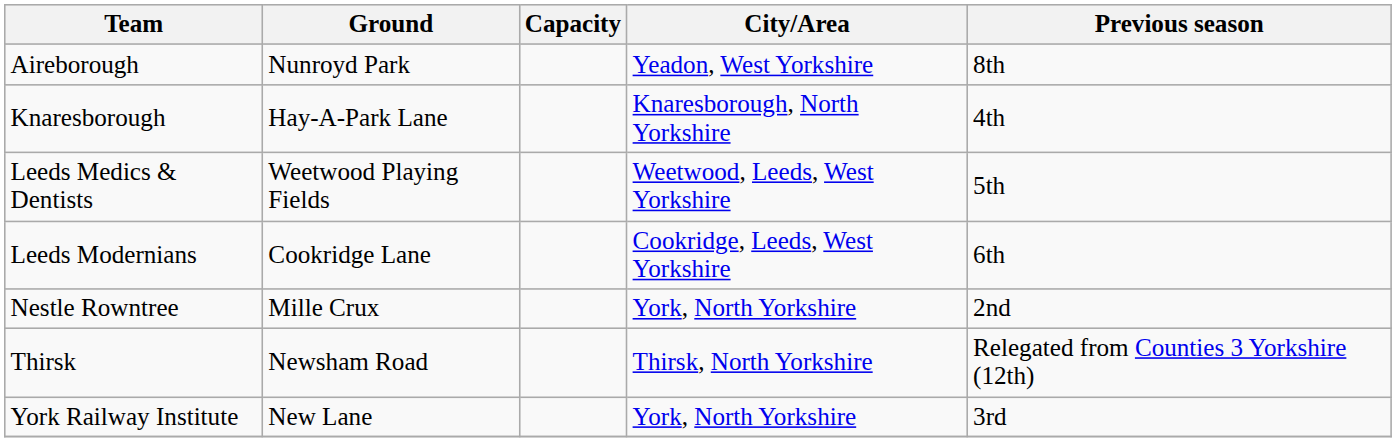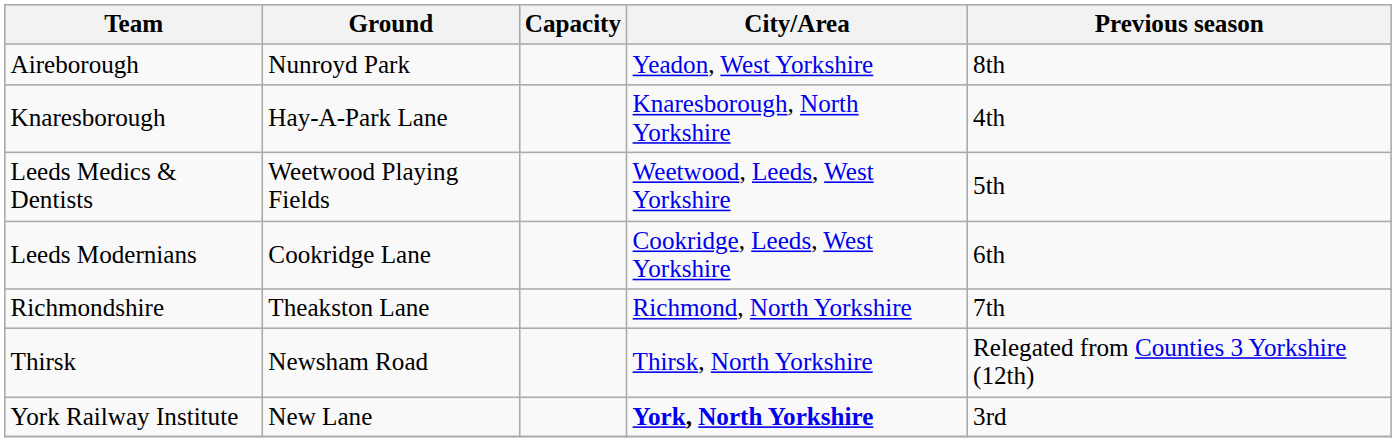- row: (95, 308)
+ row: (87, 308)
(744, 416) normal -> (753, 416) bold
